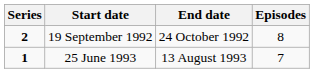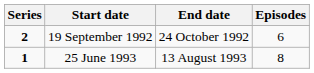(281, 36) 8 -> (281, 36) 6
(281, 57) 7 -> (281, 57) 8
